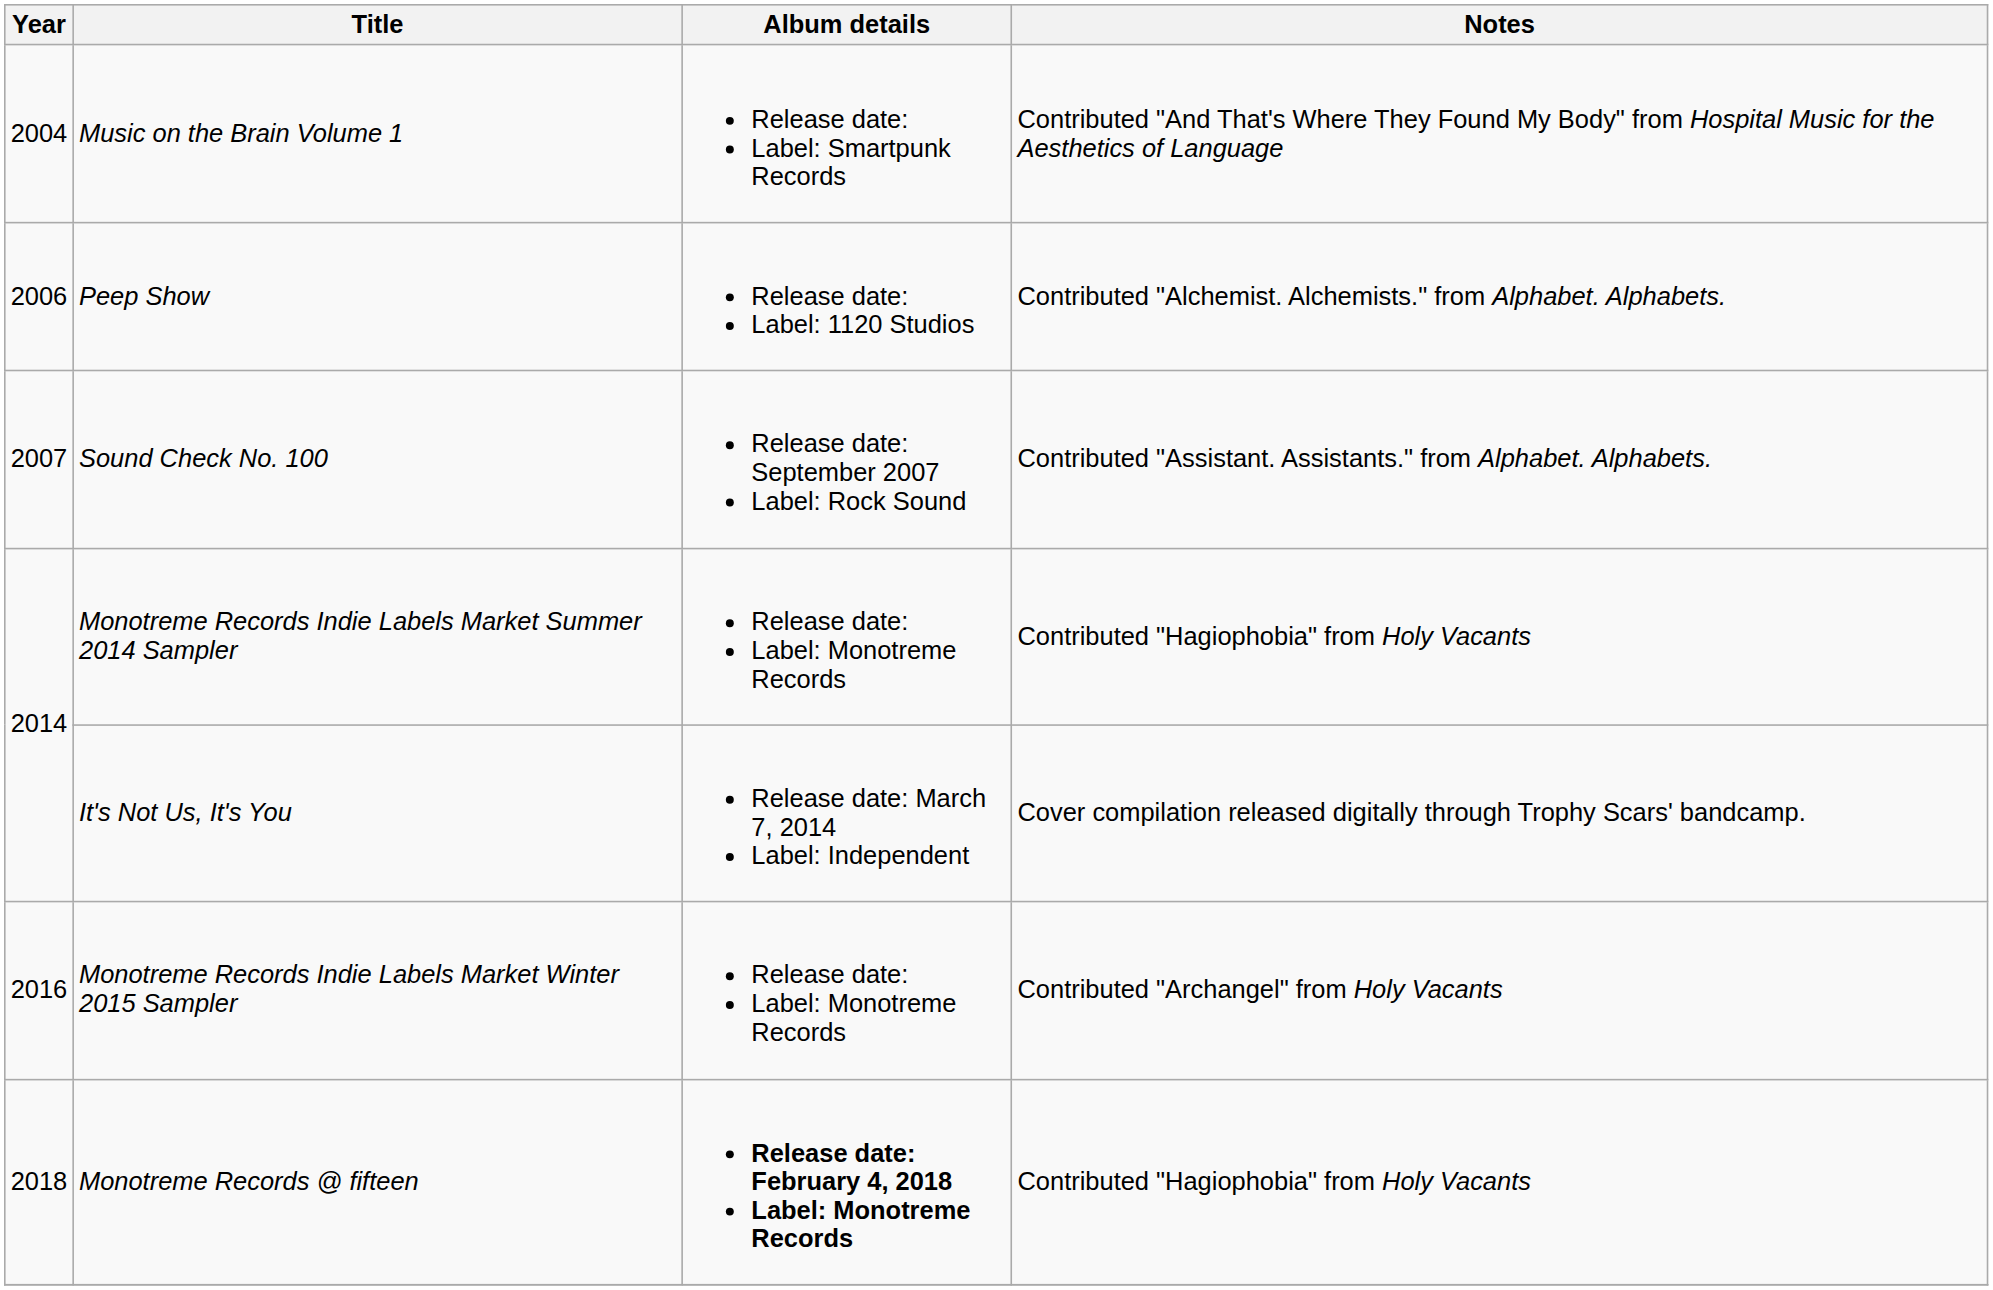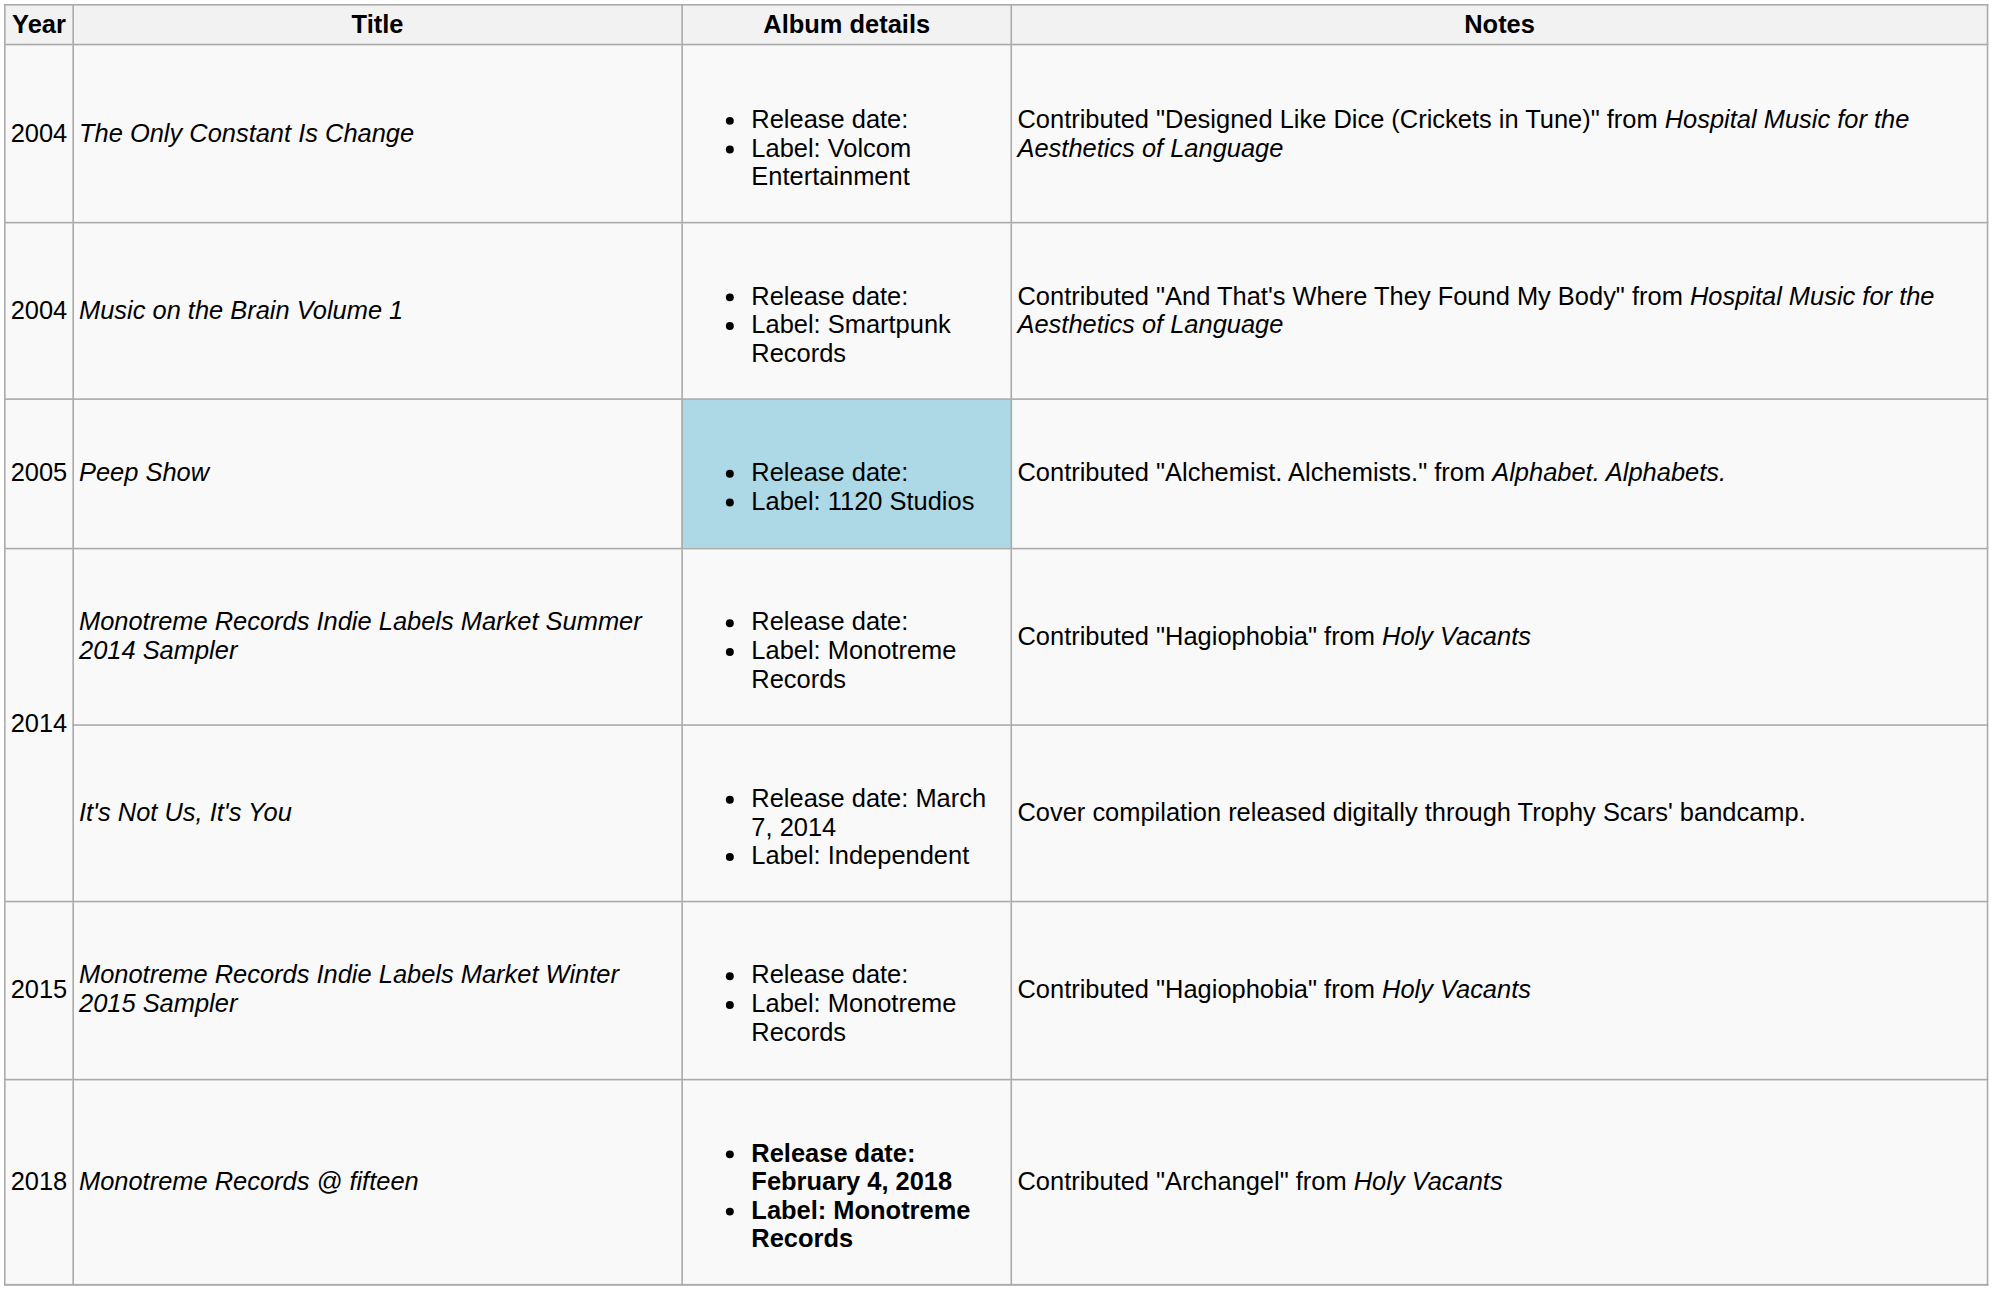+ row: (247, 133)
(39, 296) 2006 -> (39, 473) 2005
(847, 311) no background -> (847, 488) lightblue background
- row: (203, 458)
(39, 990) 2016 -> (39, 990) 2015
(1260, 990) Contributed "Archangel" from Holy Vacants -> (1274, 990) Contributed "Hagiophobia" from Holy Vacants
(1274, 1181) Contributed "Hagiophobia" from Holy Vacants -> (1260, 1181) Contributed "Archangel" from Holy Vacants
